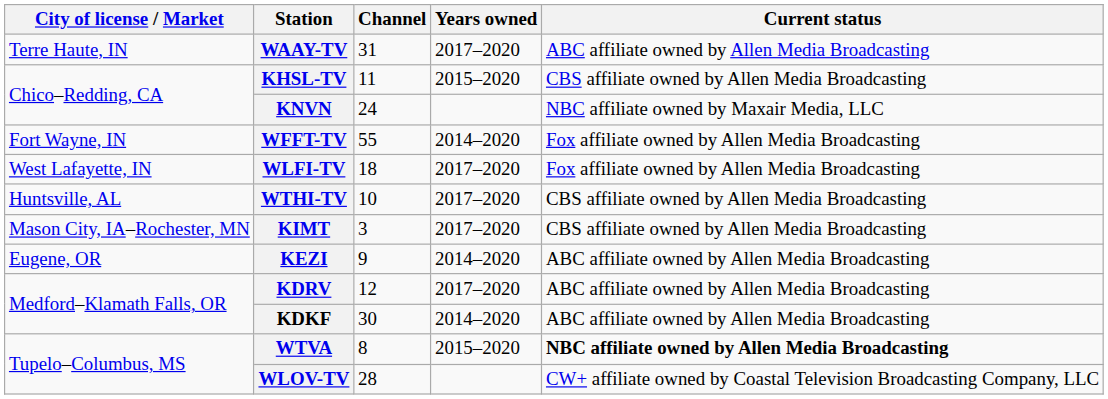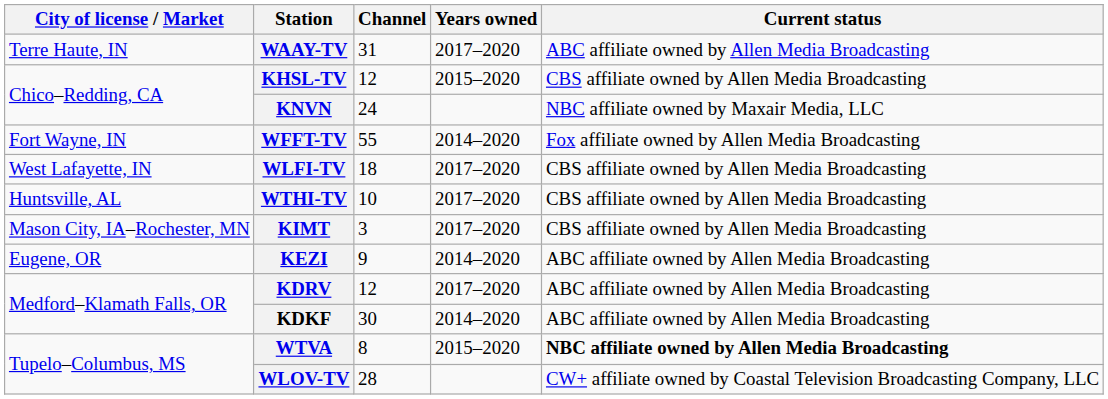(367, 79) 11 -> (368, 79) 12
(733, 169) Fox affiliate owned by Allen Media Broadcasting -> (736, 169) CBS affiliate owned by Allen Media Broadcasting
